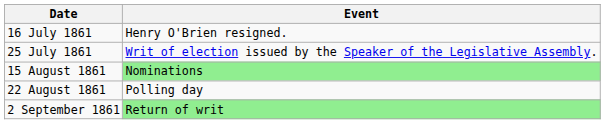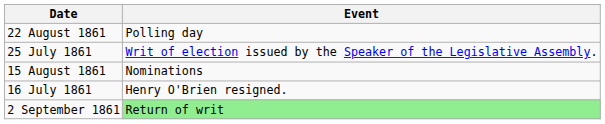rows swapped: (49, 33) <-> (57, 90)
(164, 71) lightgreen background -> (164, 71) no background
